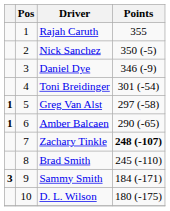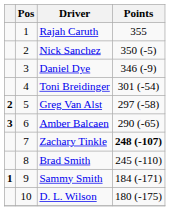(10, 105) 1 -> (10, 105) 2
(10, 123) 1 -> (10, 123) 3
(10, 178) 3 -> (10, 178) 1
